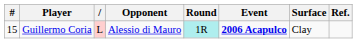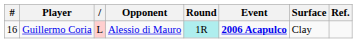(12, 29) 15 -> (12, 29) 16
